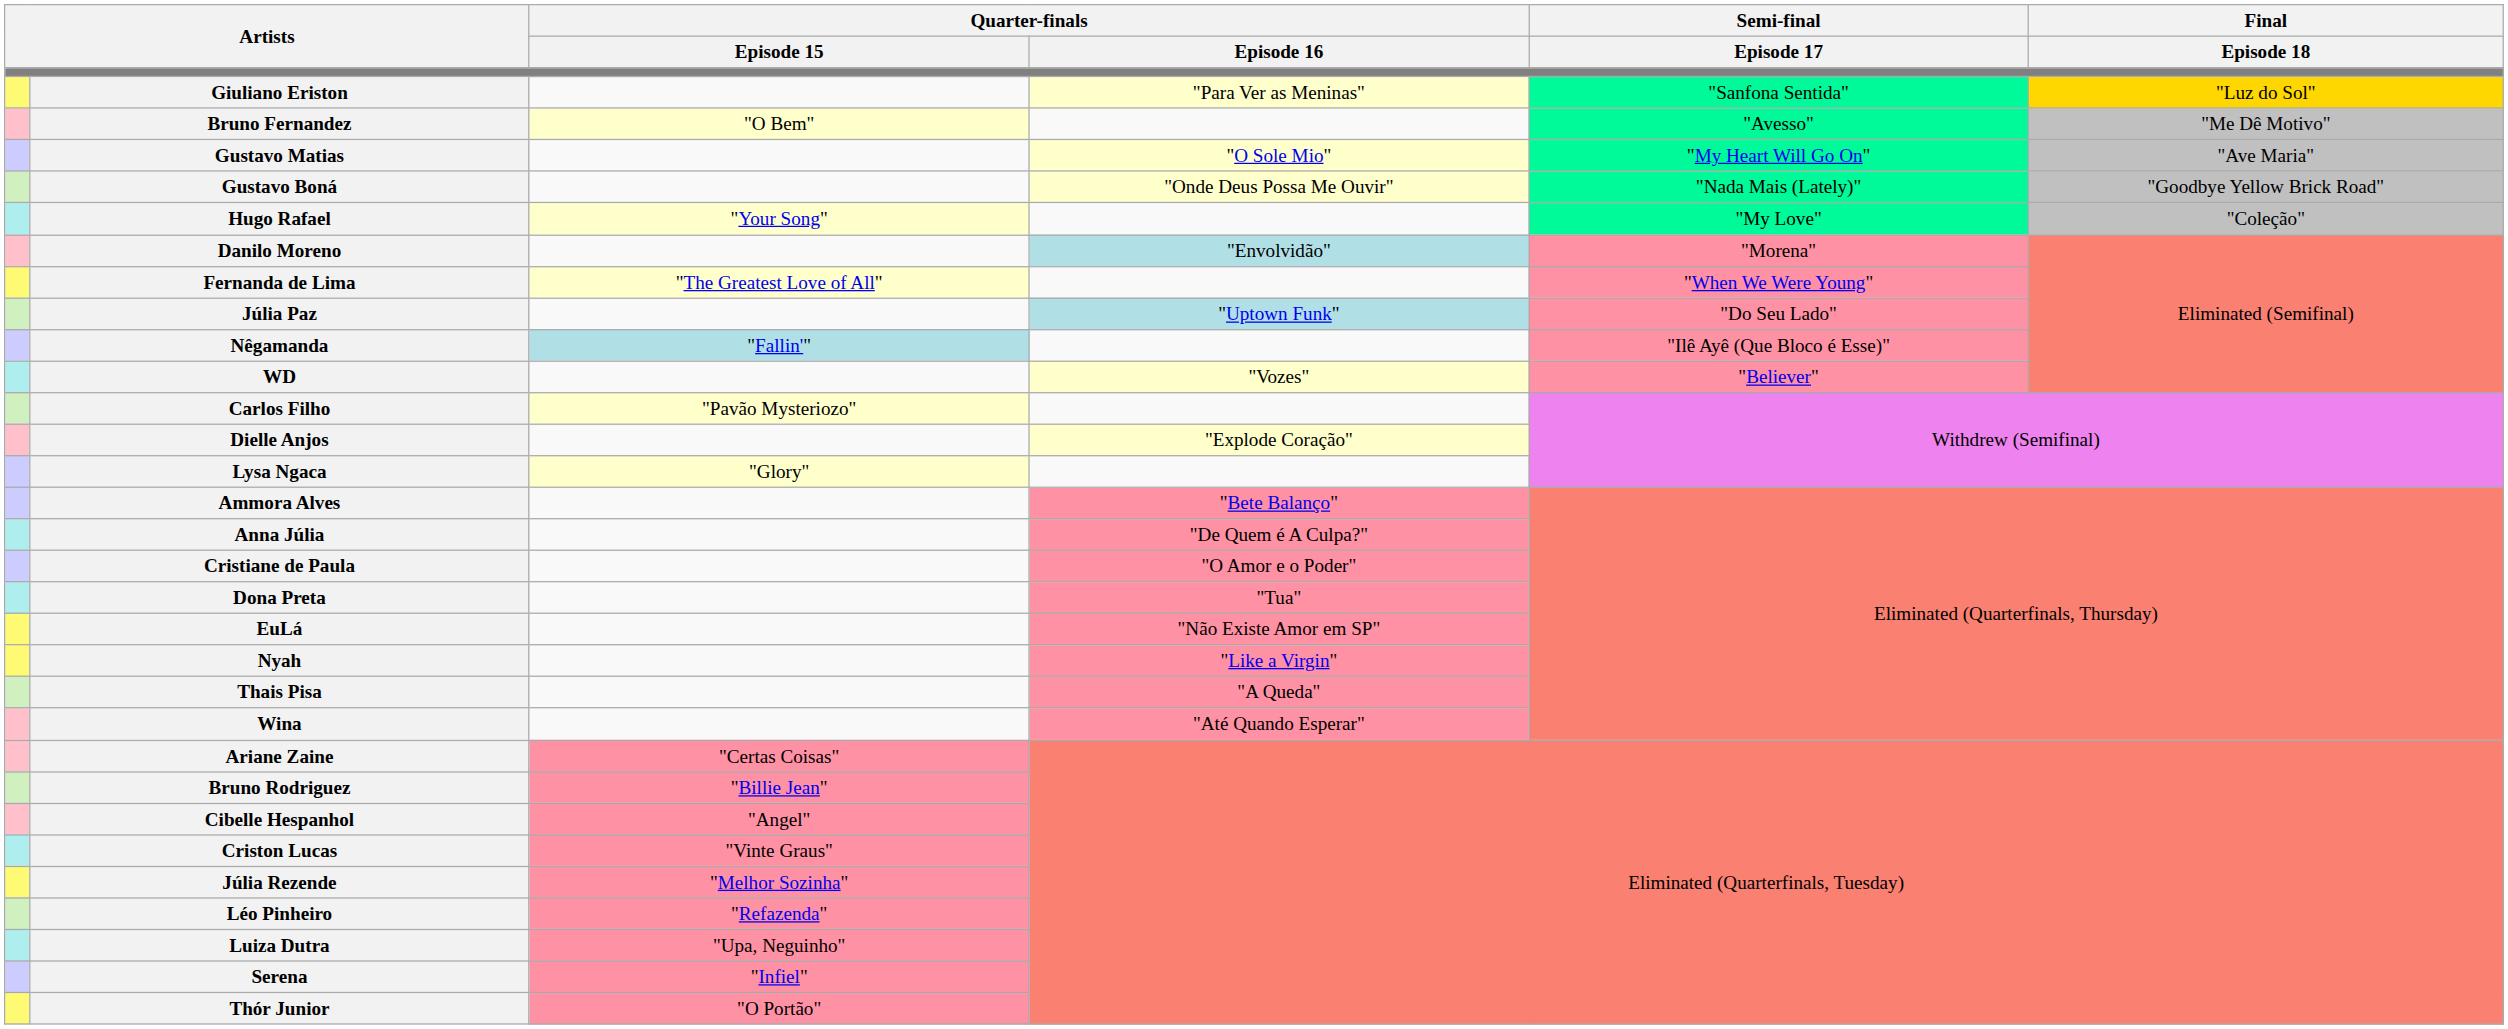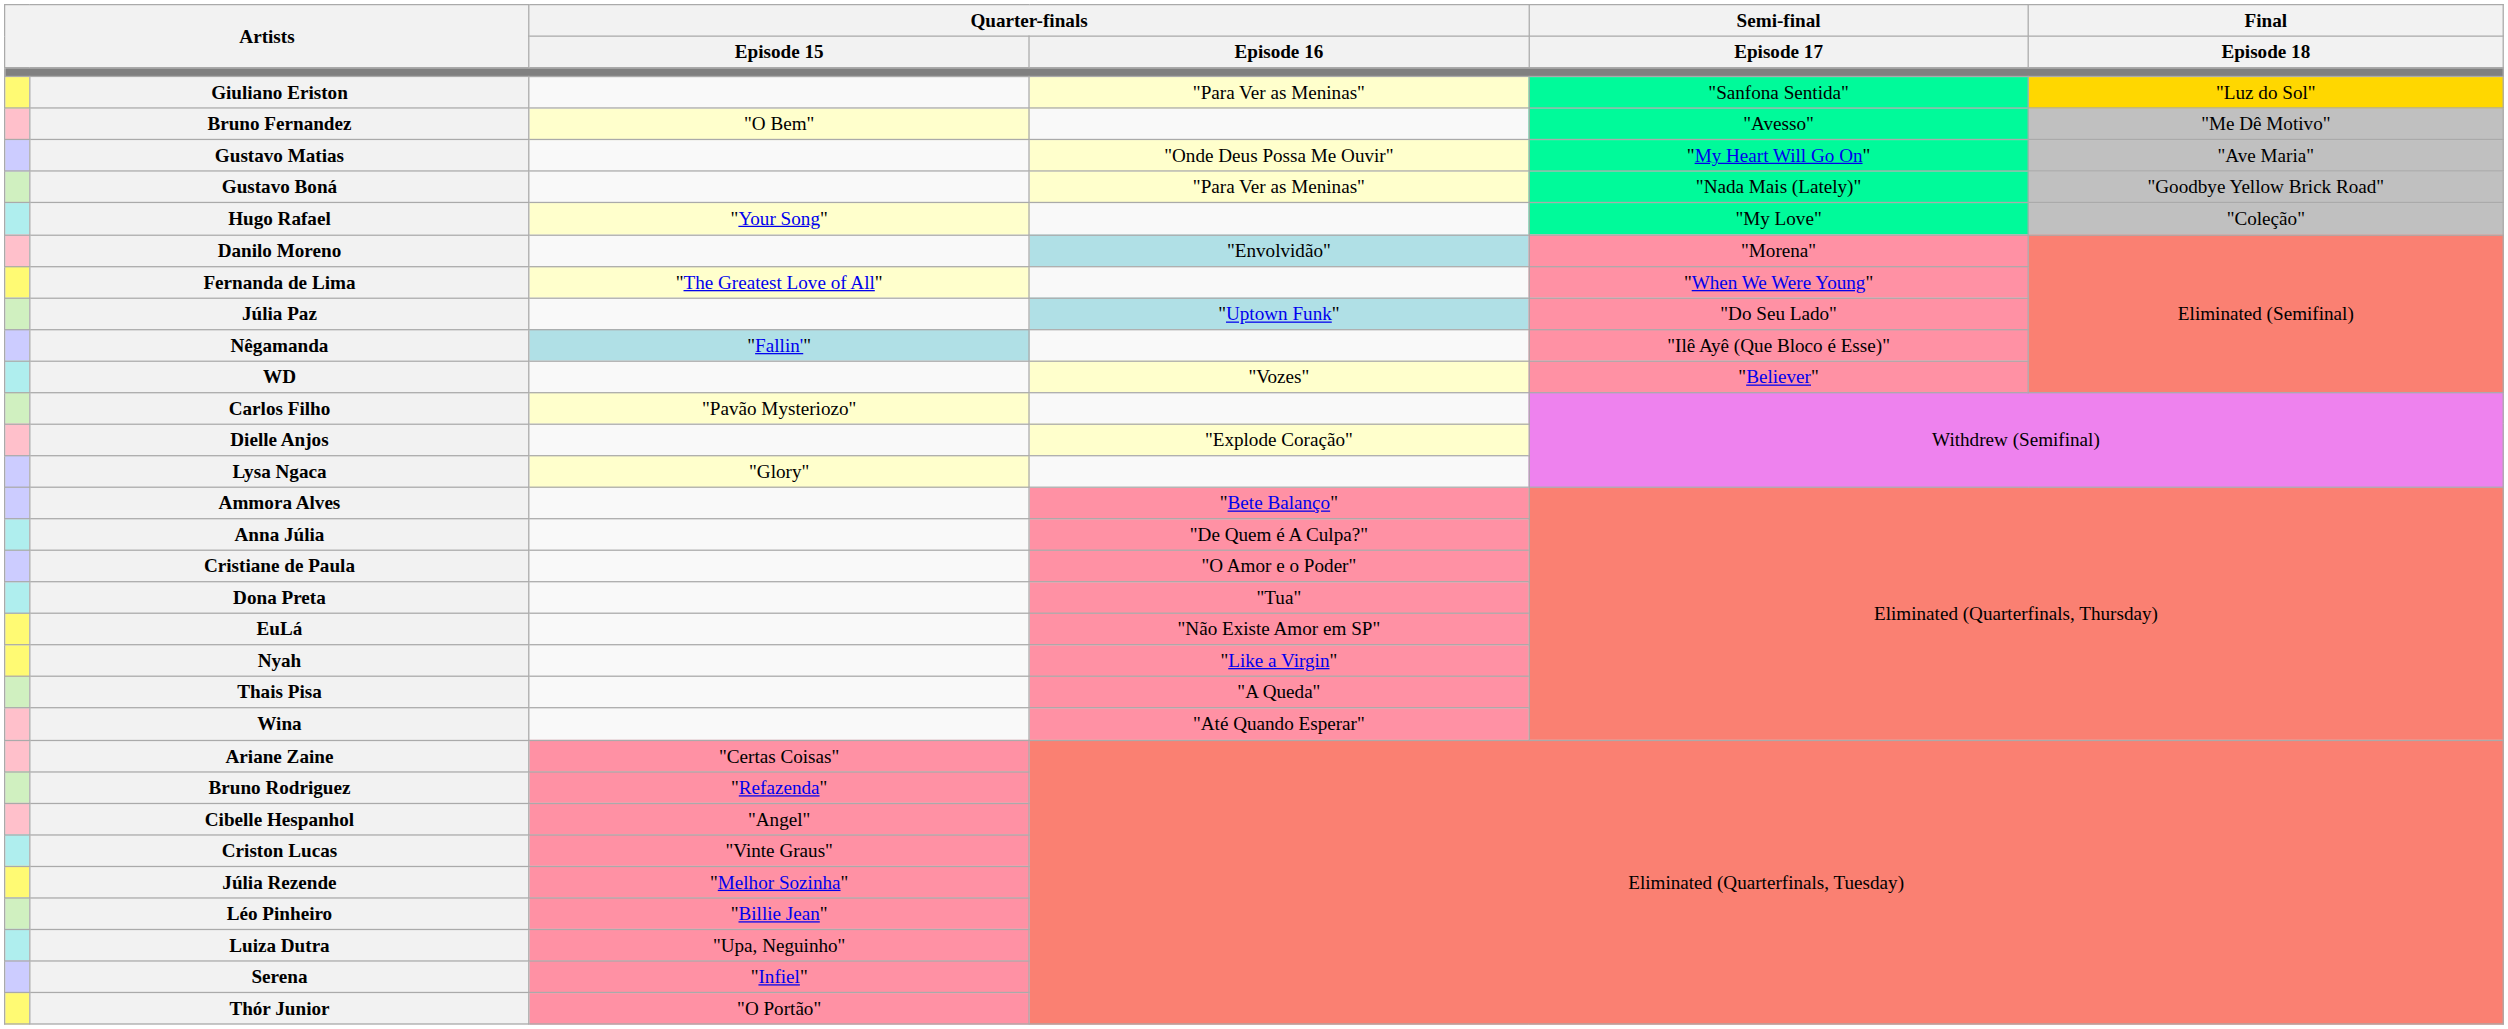(1279, 155) "O Sole Mio" -> (1279, 155) "Onde Deus Possa Me Ouvir"
(1279, 187) "Onde Deus Possa Me Ouvir" -> (1279, 187) "Para Ver as Meninas"
(779, 787) "Billie Jean" -> (779, 787) "Refazenda"
(779, 913) "Refazenda" -> (779, 913) "Billie Jean"
